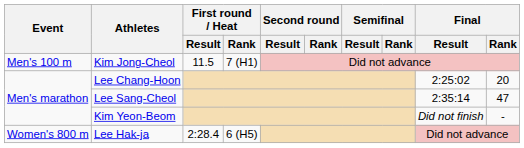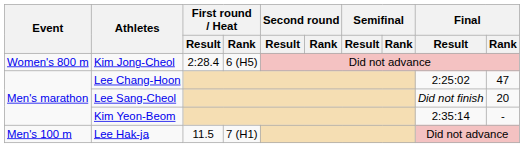(39, 62) Men's 100 m -> (48, 62) Women's 800 m
(203, 62) 11.5 -> (203, 62) 2:28.4
(242, 62) 7 (H1) -> (242, 62) 6 (H5)
(503, 80) 20 -> (503, 80) 47
(451, 98) 2:35:14 -> (451, 98) Did not finish
(503, 98) 47 -> (503, 98) 20
(451, 116) Did not finish -> (451, 116) 2:35:14
(48, 134) Women's 800 m -> (39, 134) Men's 100 m
(203, 134) 2:28.4 -> (203, 134) 11.5
(242, 134) 6 (H5) -> (242, 134) 7 (H1)
